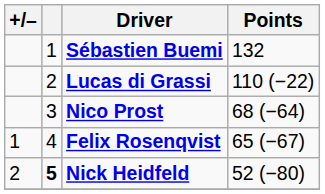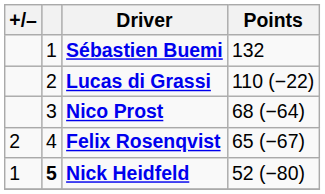(15, 142) 1 -> (15, 142) 2
(15, 173) 2 -> (15, 173) 1
